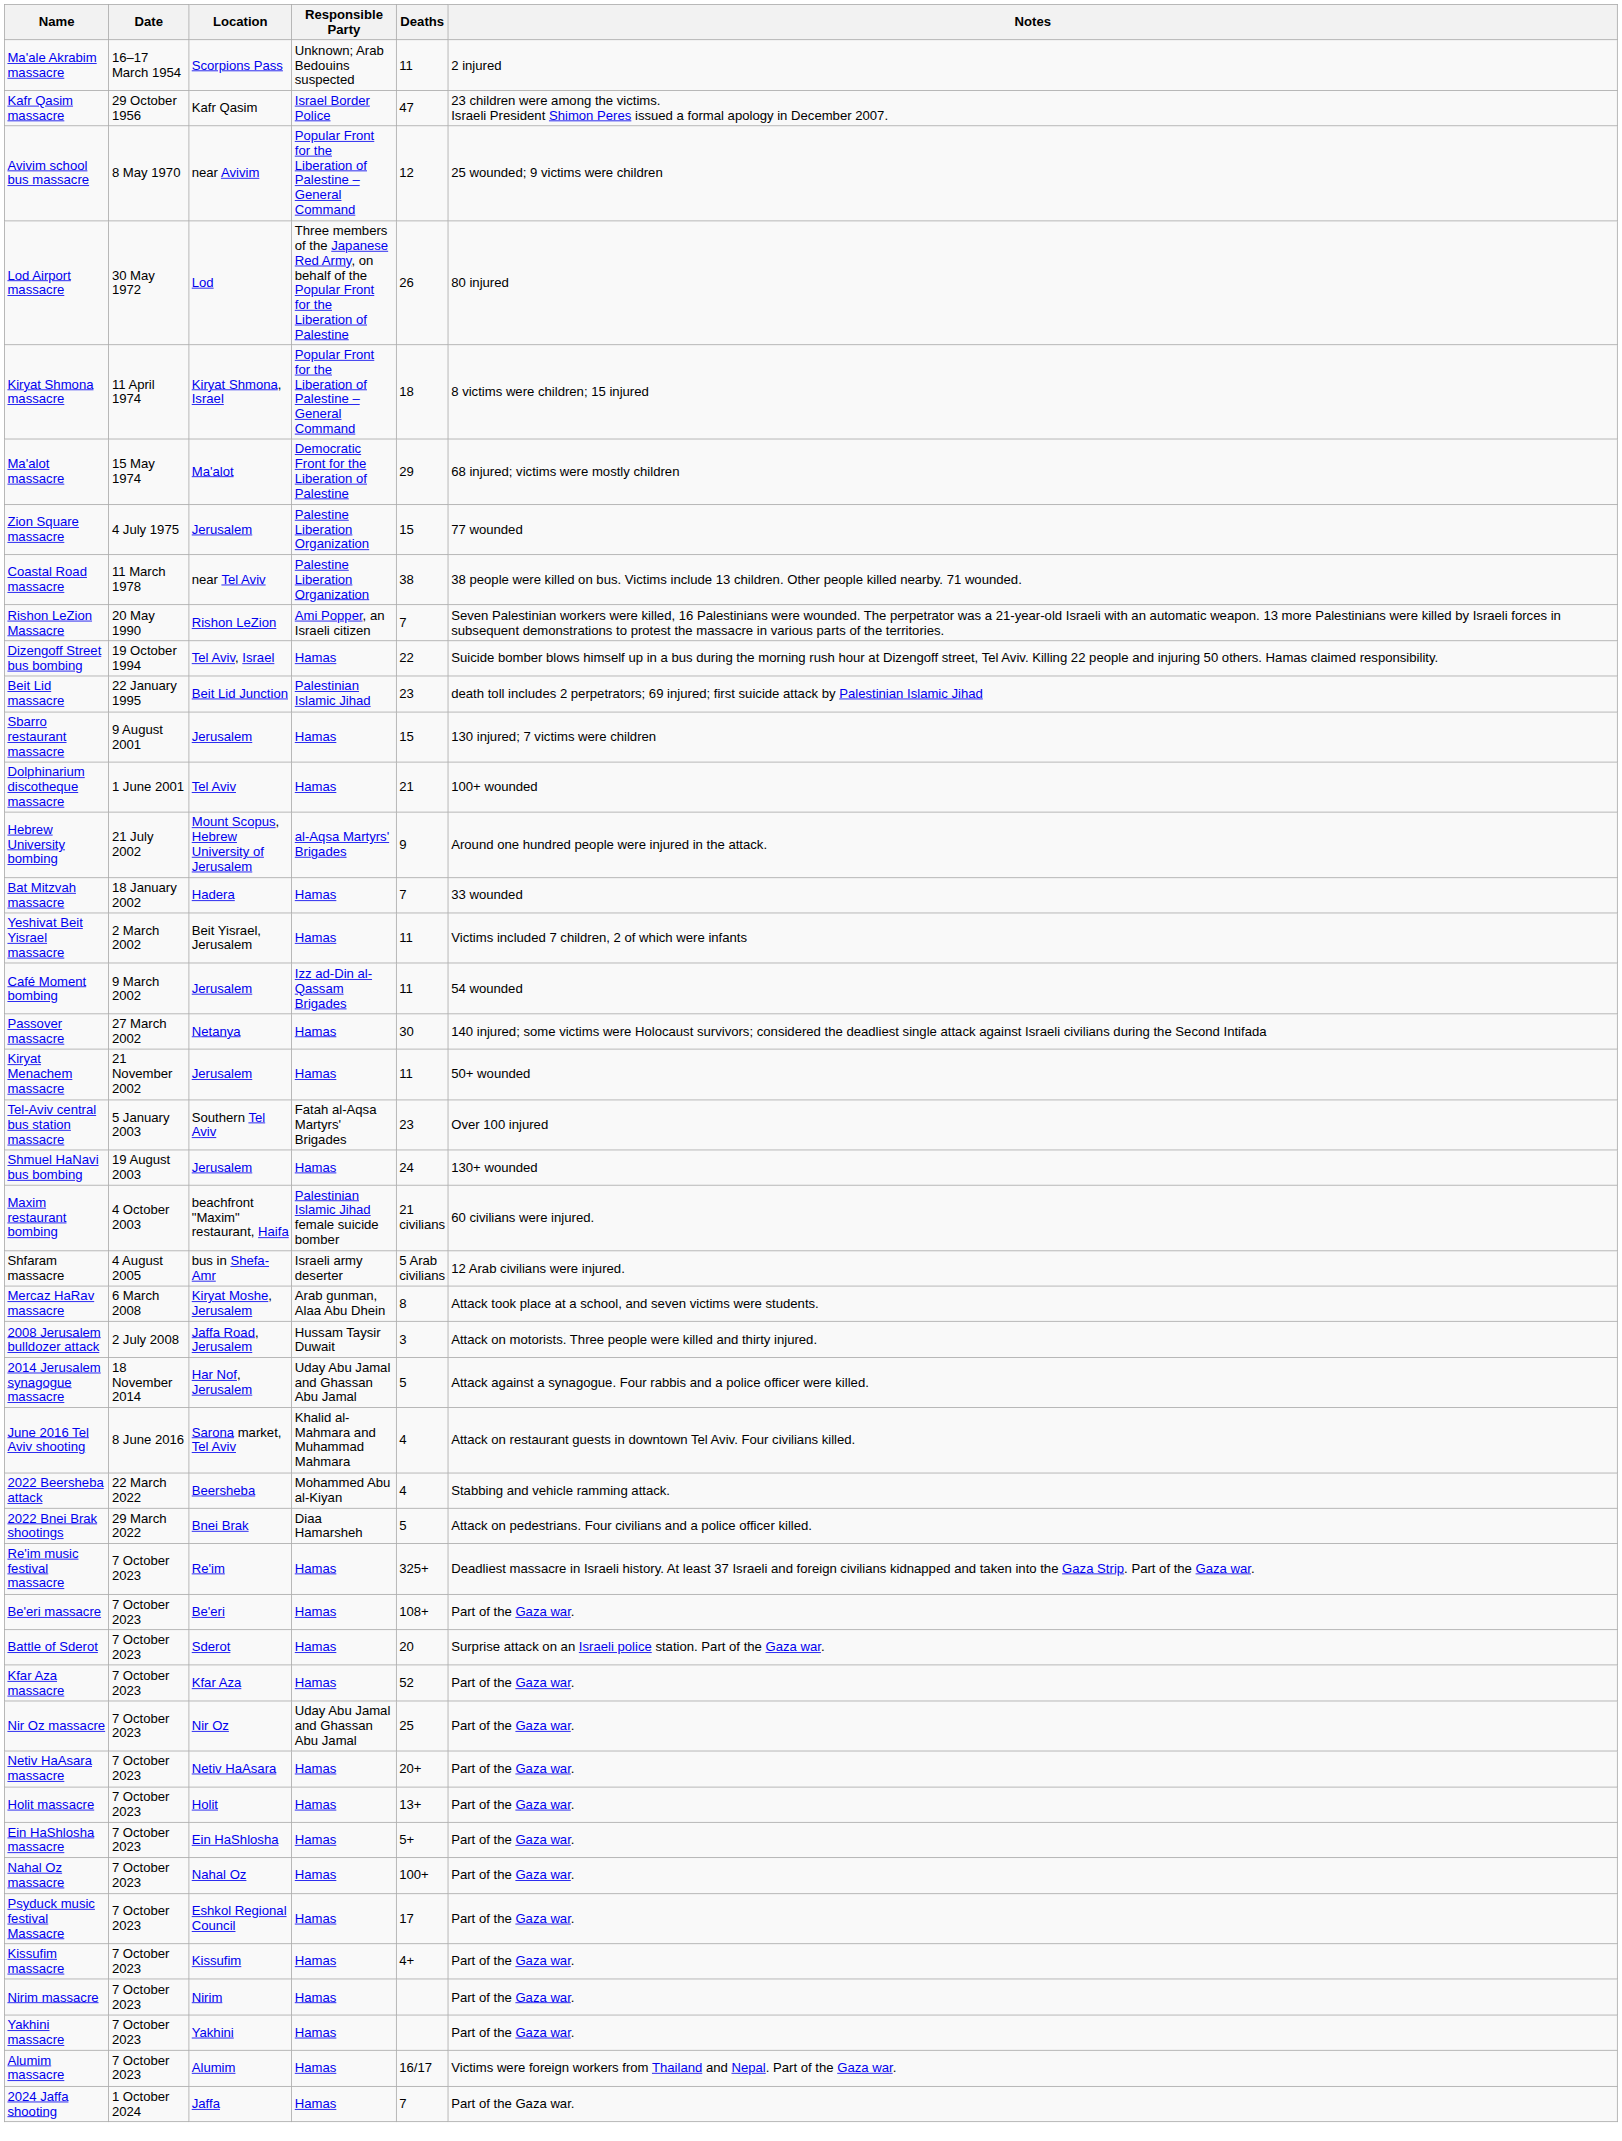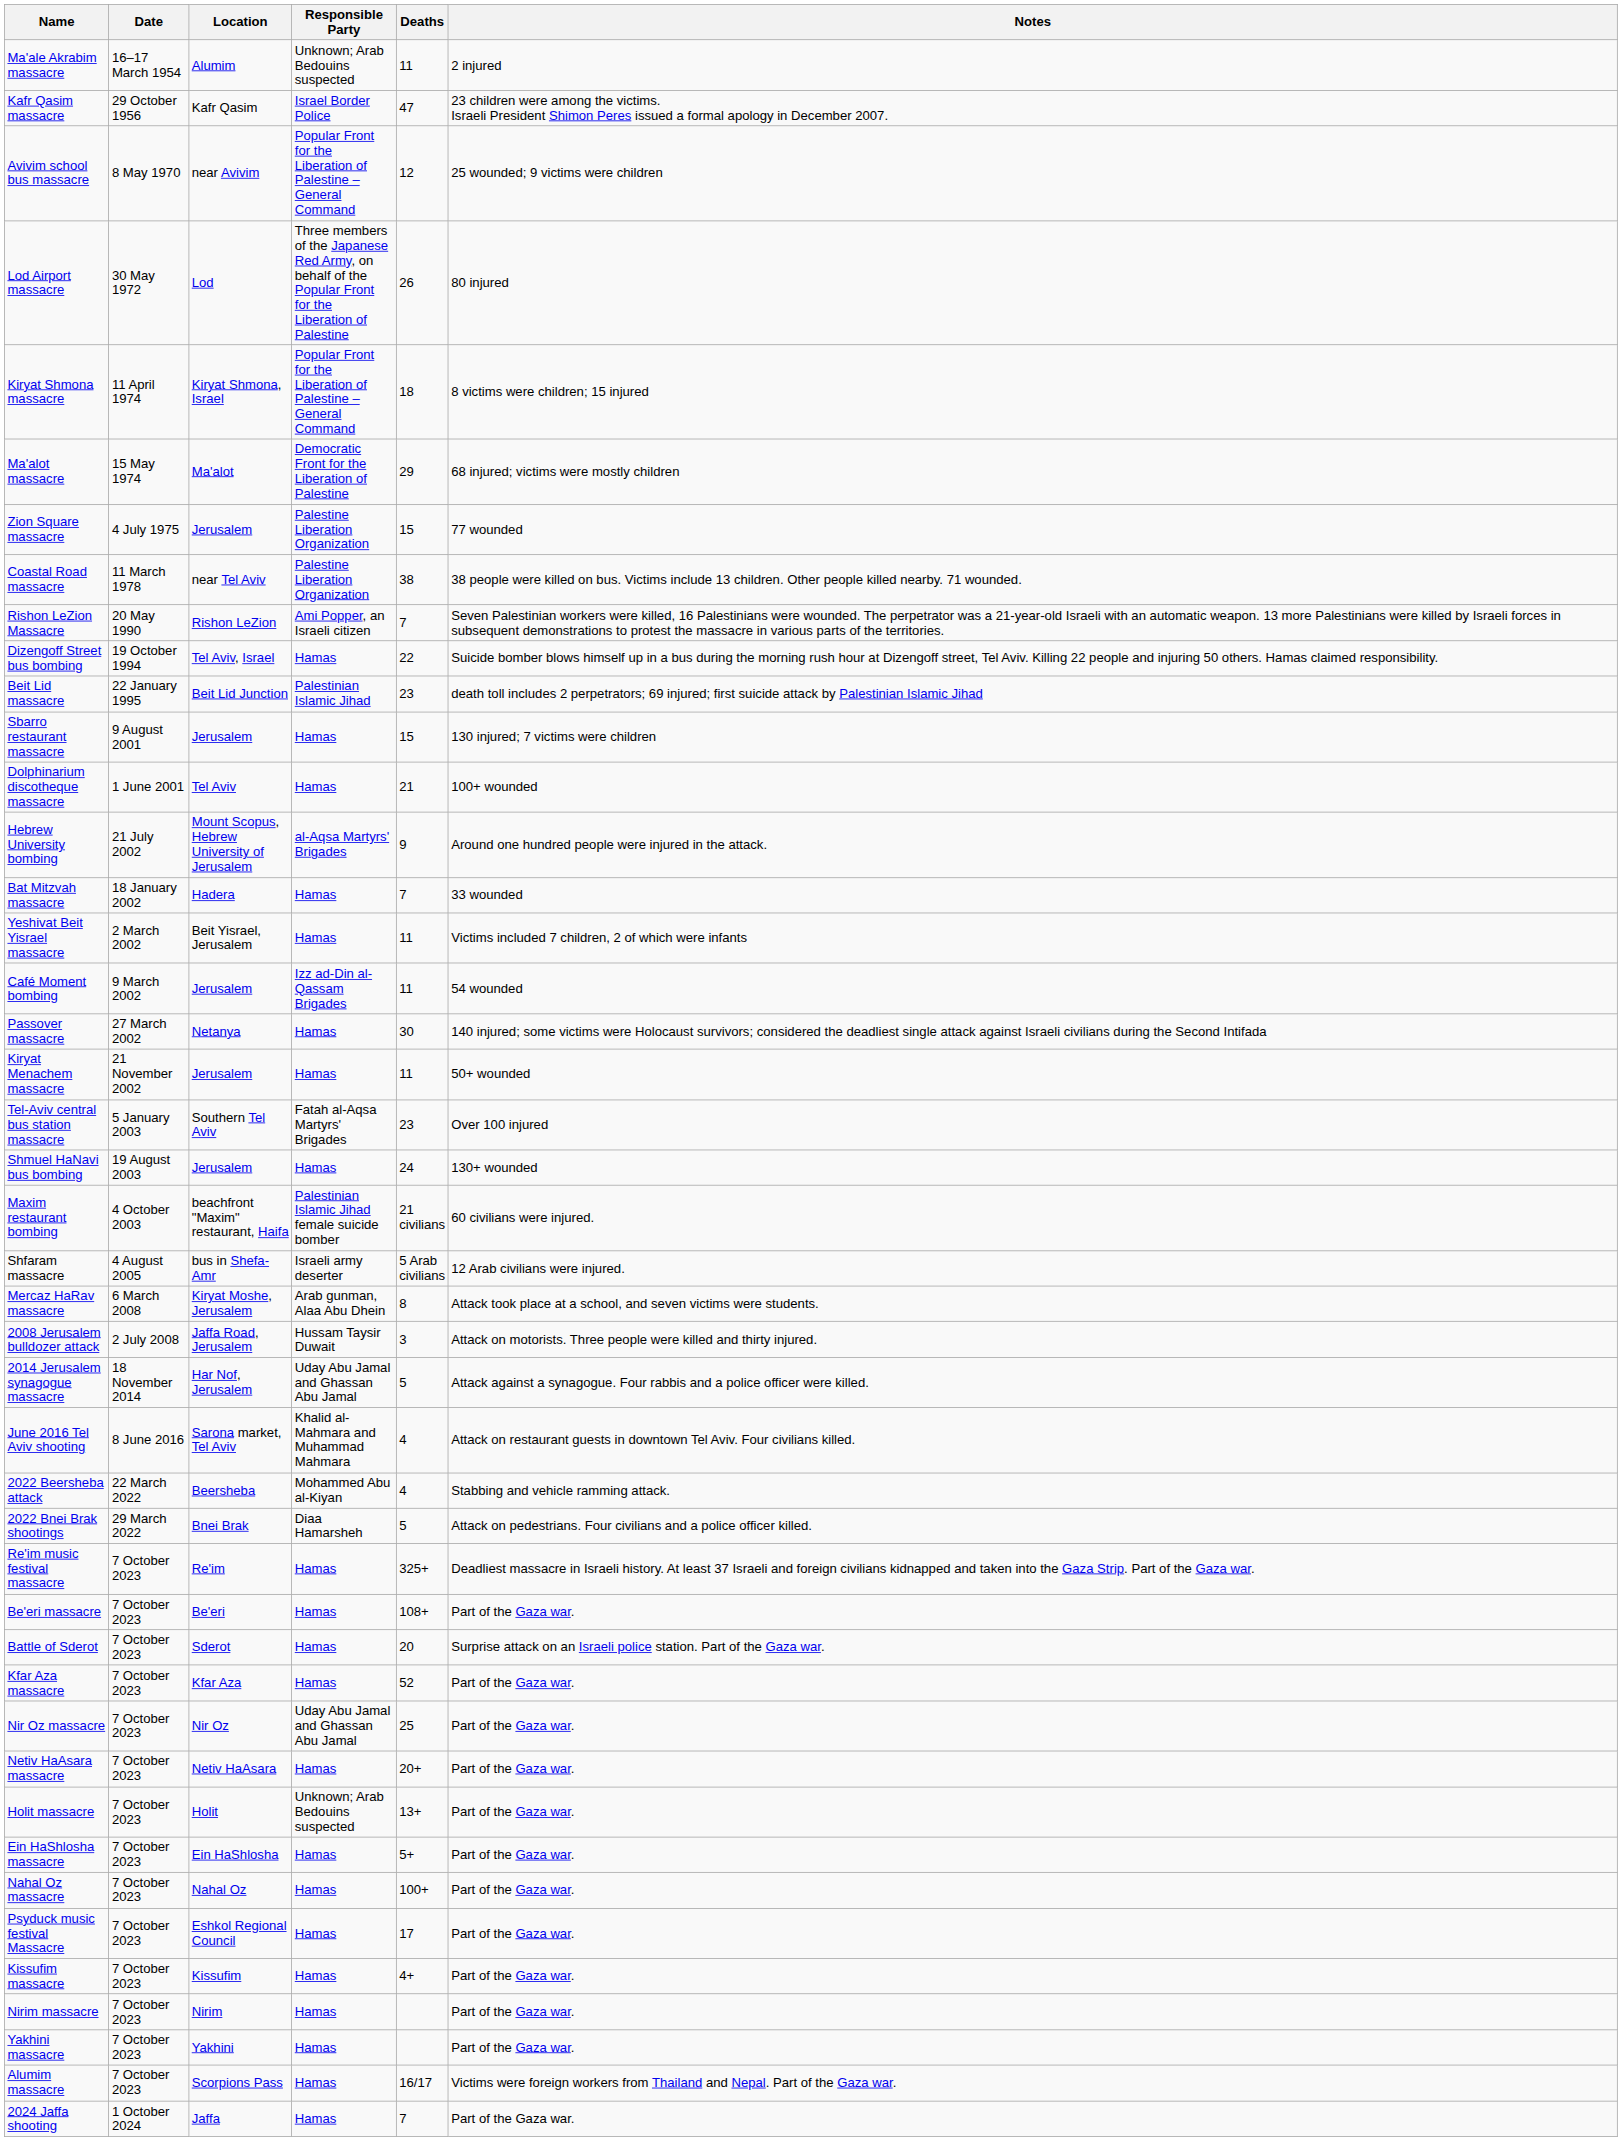(237, 65) Scorpions Pass -> (214, 65) Alumim
(316, 1804) Hamas -> (339, 1811) Unknown; Arab Bedouins suspected
(214, 2068) Alumim -> (237, 2083) Scorpions Pass
